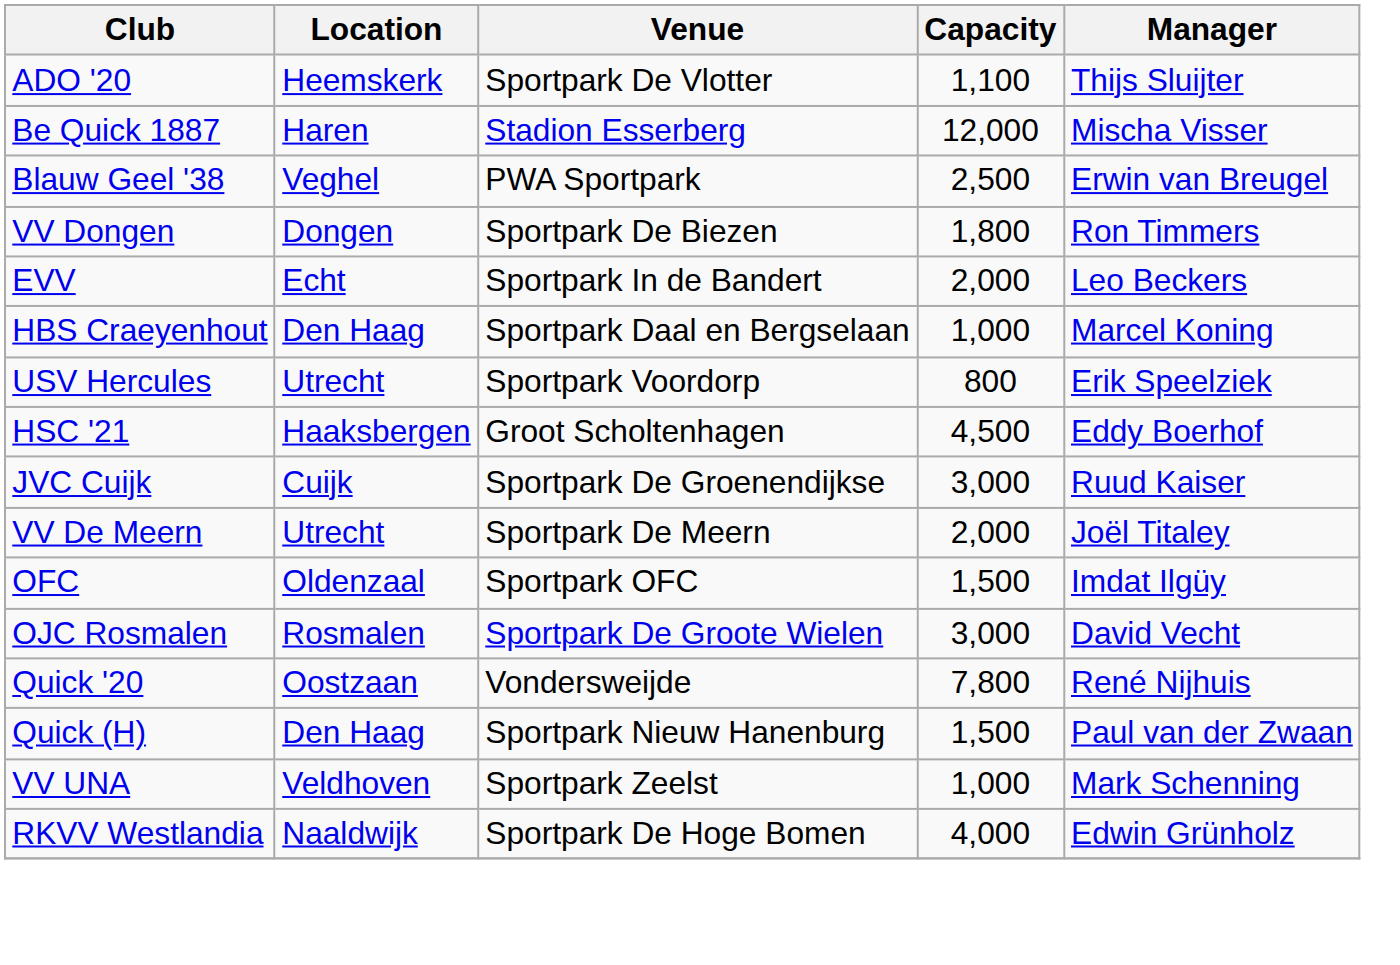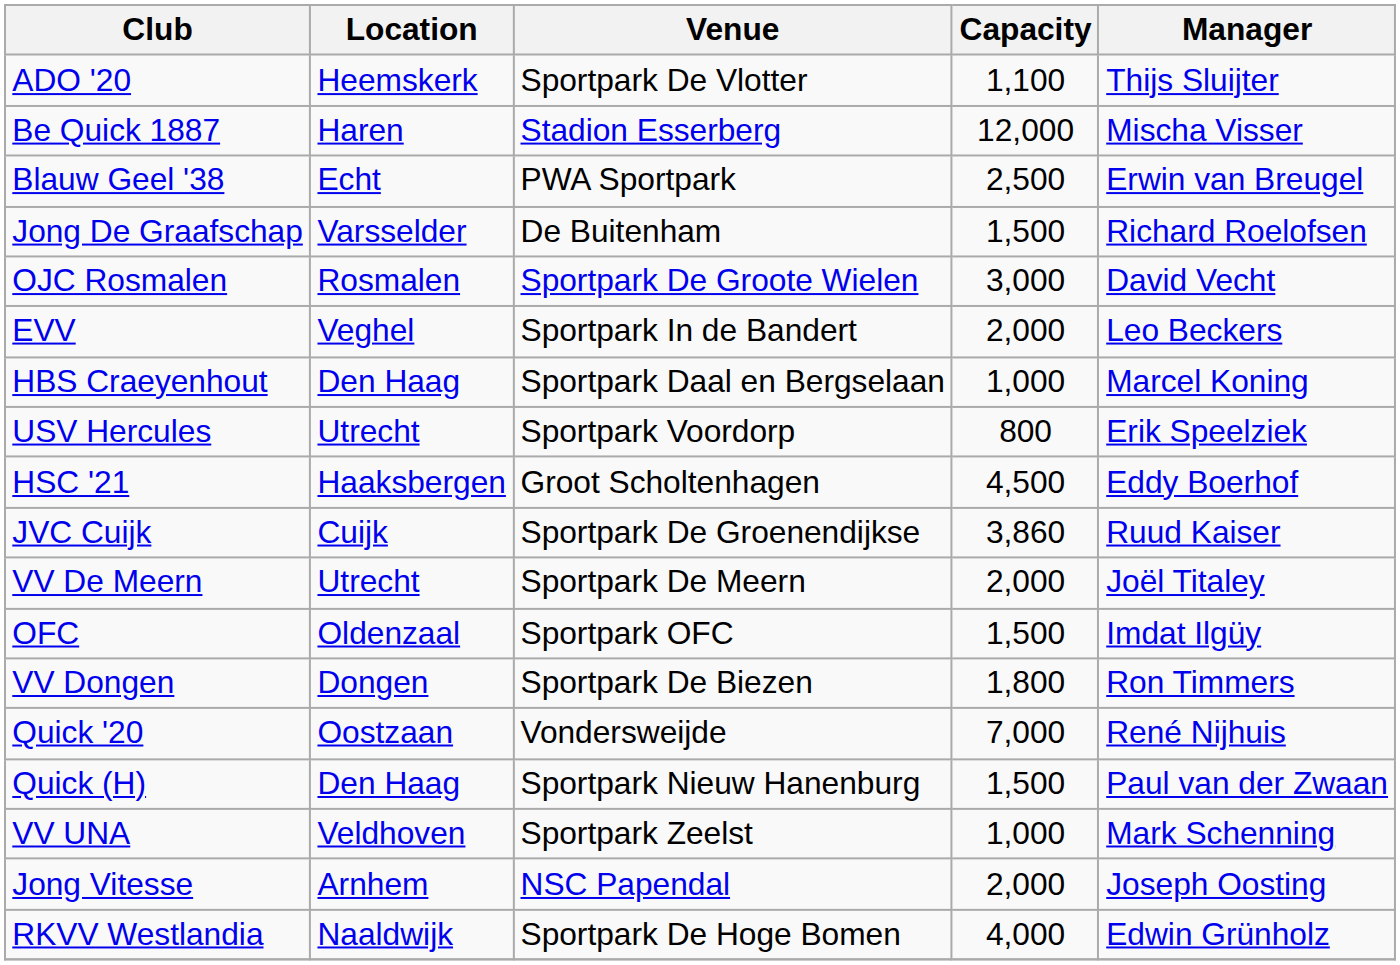(331, 180) Veghel -> (349, 180) Echt
+ row: (158, 230)
rows swapped: (93, 230) <-> (120, 632)
(314, 280) Echt -> (366, 331) Veghel
(990, 481) 3,000 -> (1026, 532) 3,860
(990, 682) 7,800 -> (1026, 733) 7,000
+ row: (103, 883)
